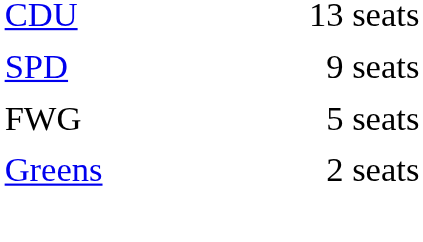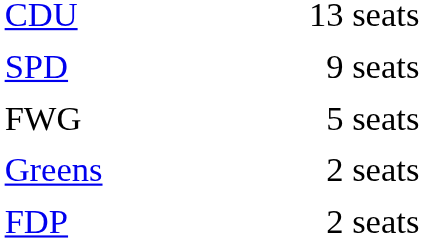+ row: (36, 221)
